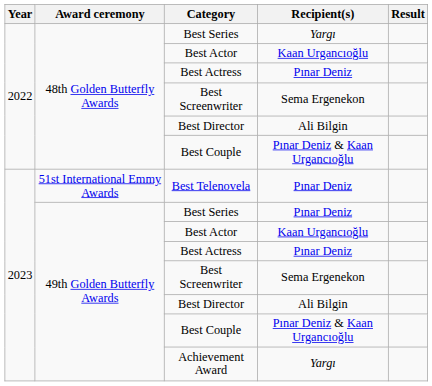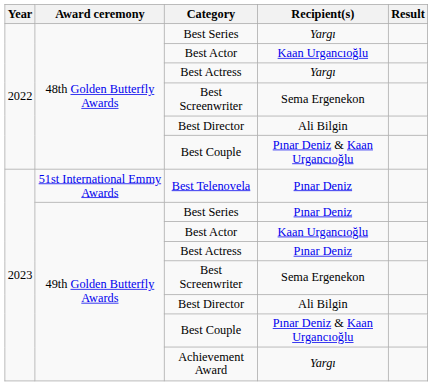(323, 72) Pınar Deniz -> (323, 72) Yargı
